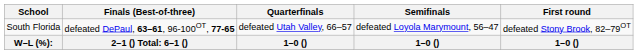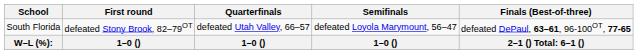columns swapped: (567, 12) <-> (150, 12)
